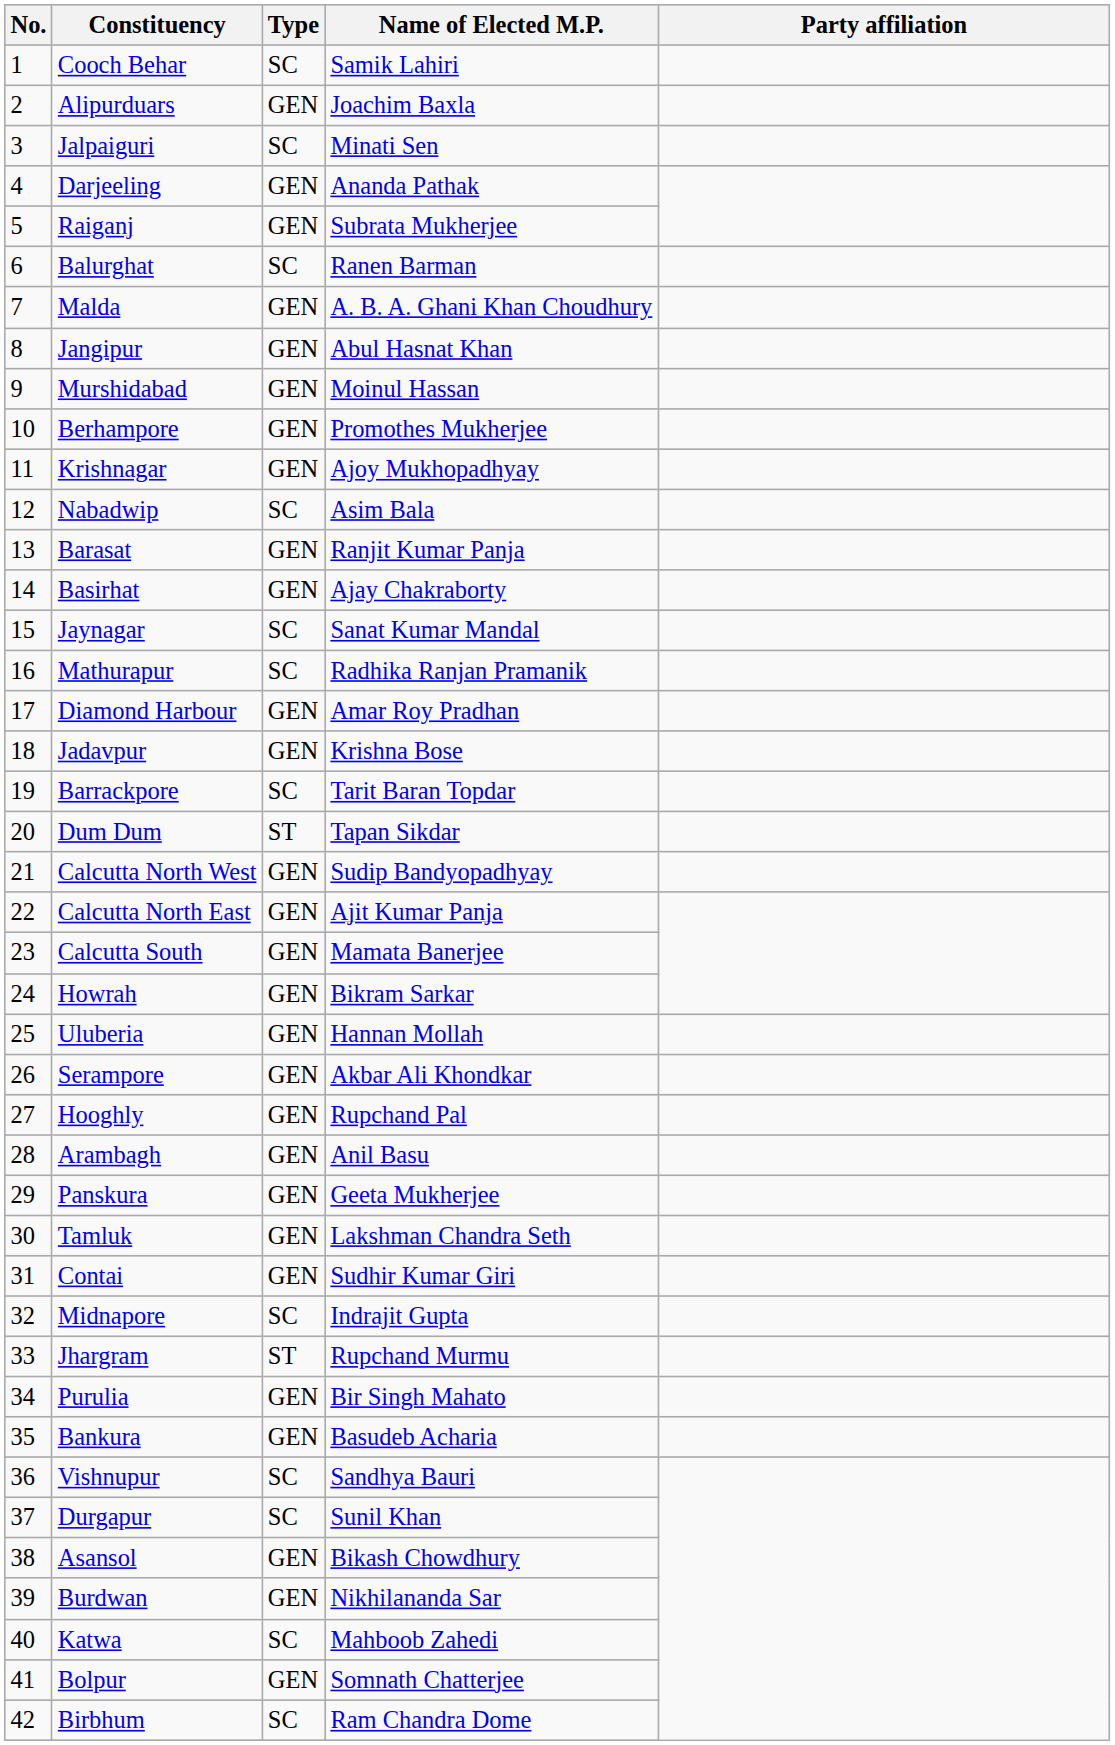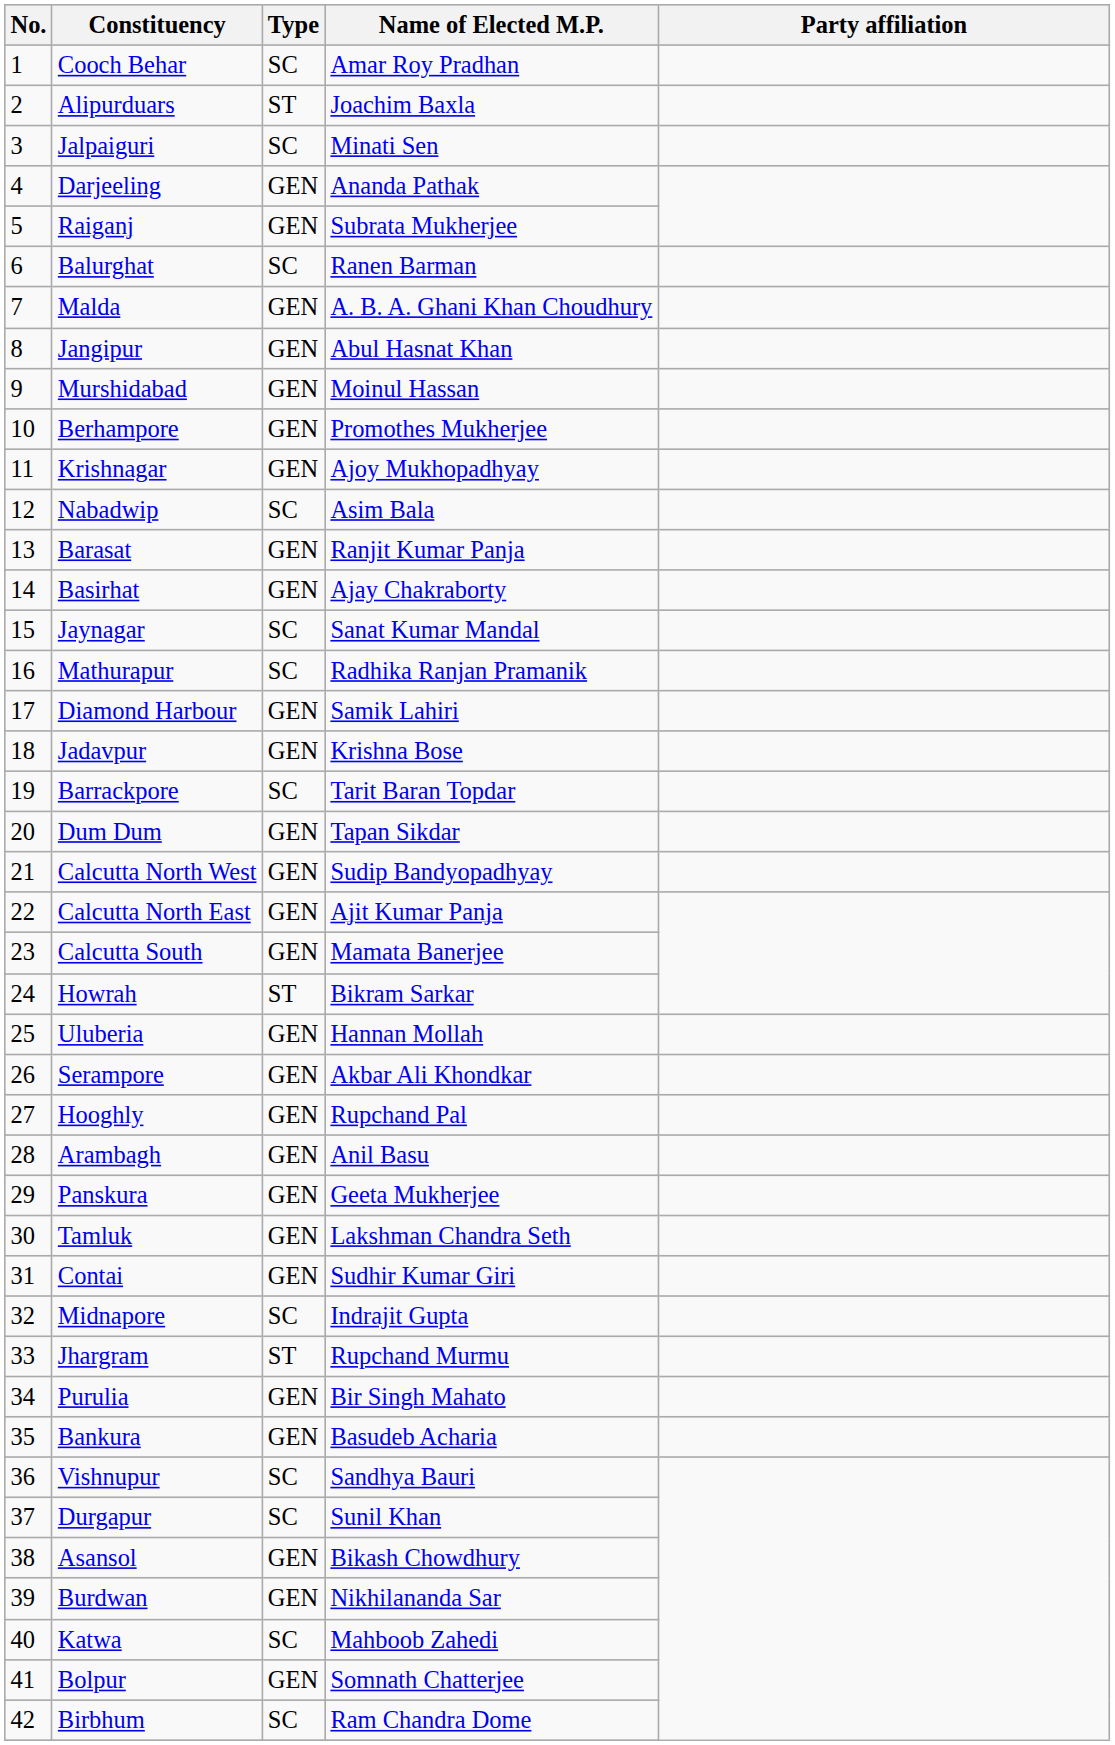(395, 65) Samik Lahiri -> (425, 65) Amar Roy Pradhan
(293, 105) GEN -> (282, 105) ST
(425, 710) Amar Roy Pradhan -> (395, 710) Samik Lahiri
(282, 831) ST -> (293, 831) GEN
(293, 993) GEN -> (282, 993) ST
